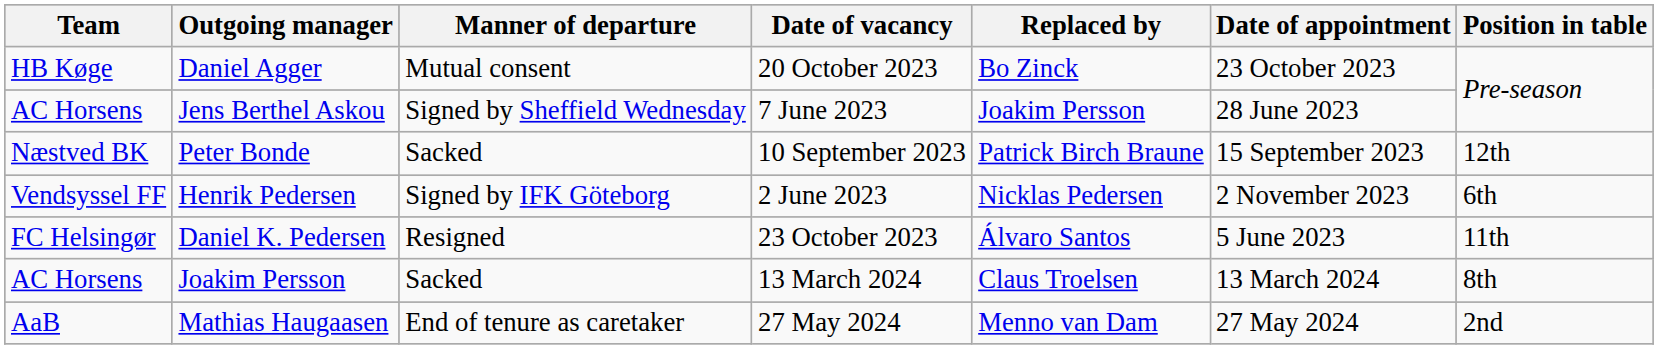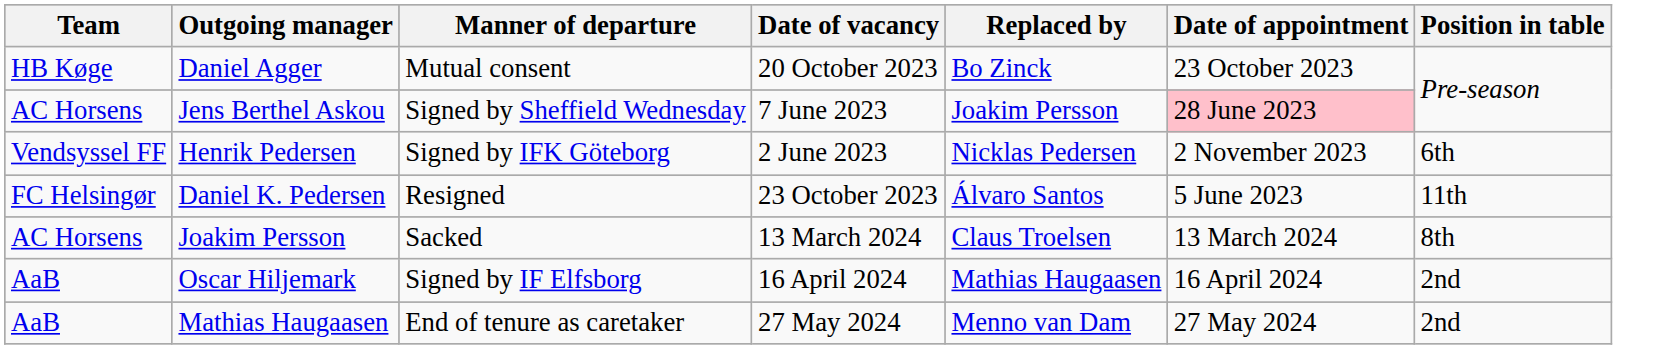(1287, 110) no background -> (1245, 110) pink background
- row: (244, 152)
+ row: (267, 279)
